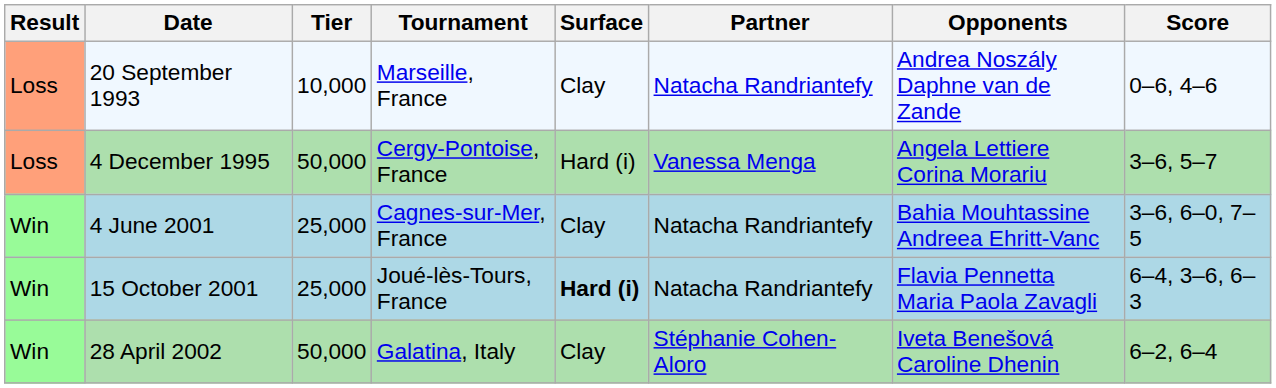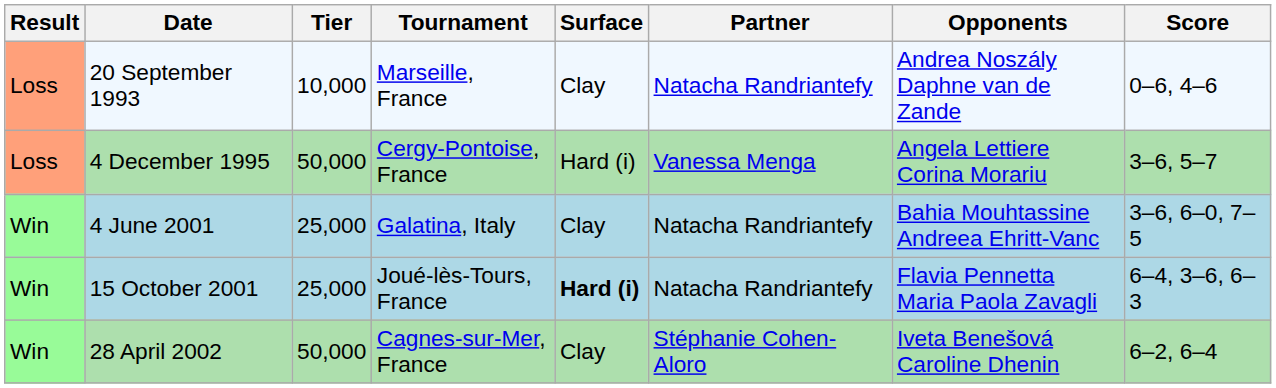(461, 224) Cagnes-sur-Mer, France -> (446, 224) Galatina, Italy
(446, 350) Galatina, Italy -> (461, 350) Cagnes-sur-Mer, France
